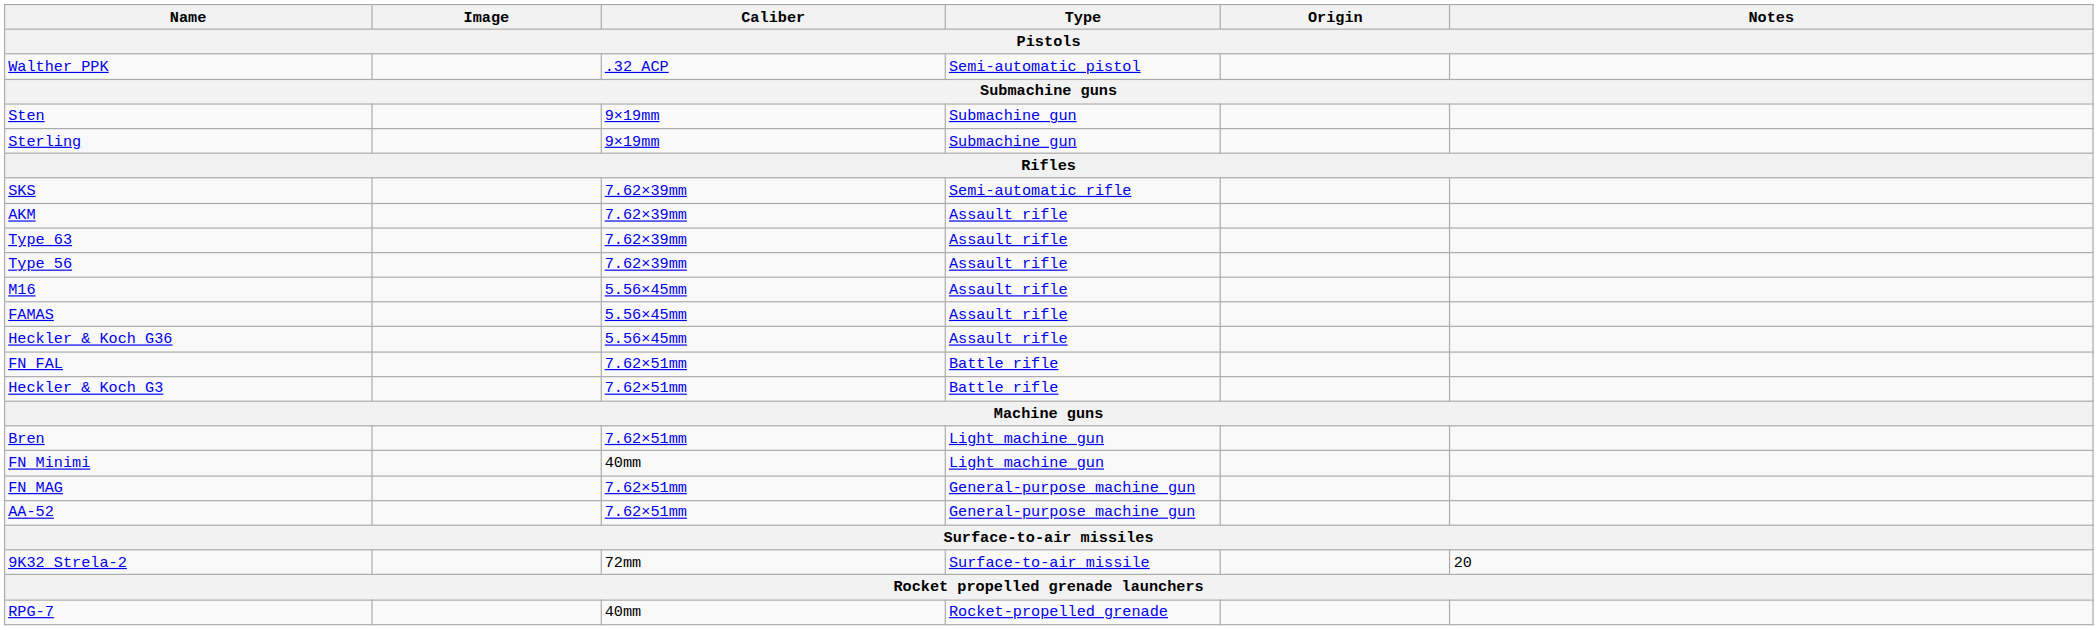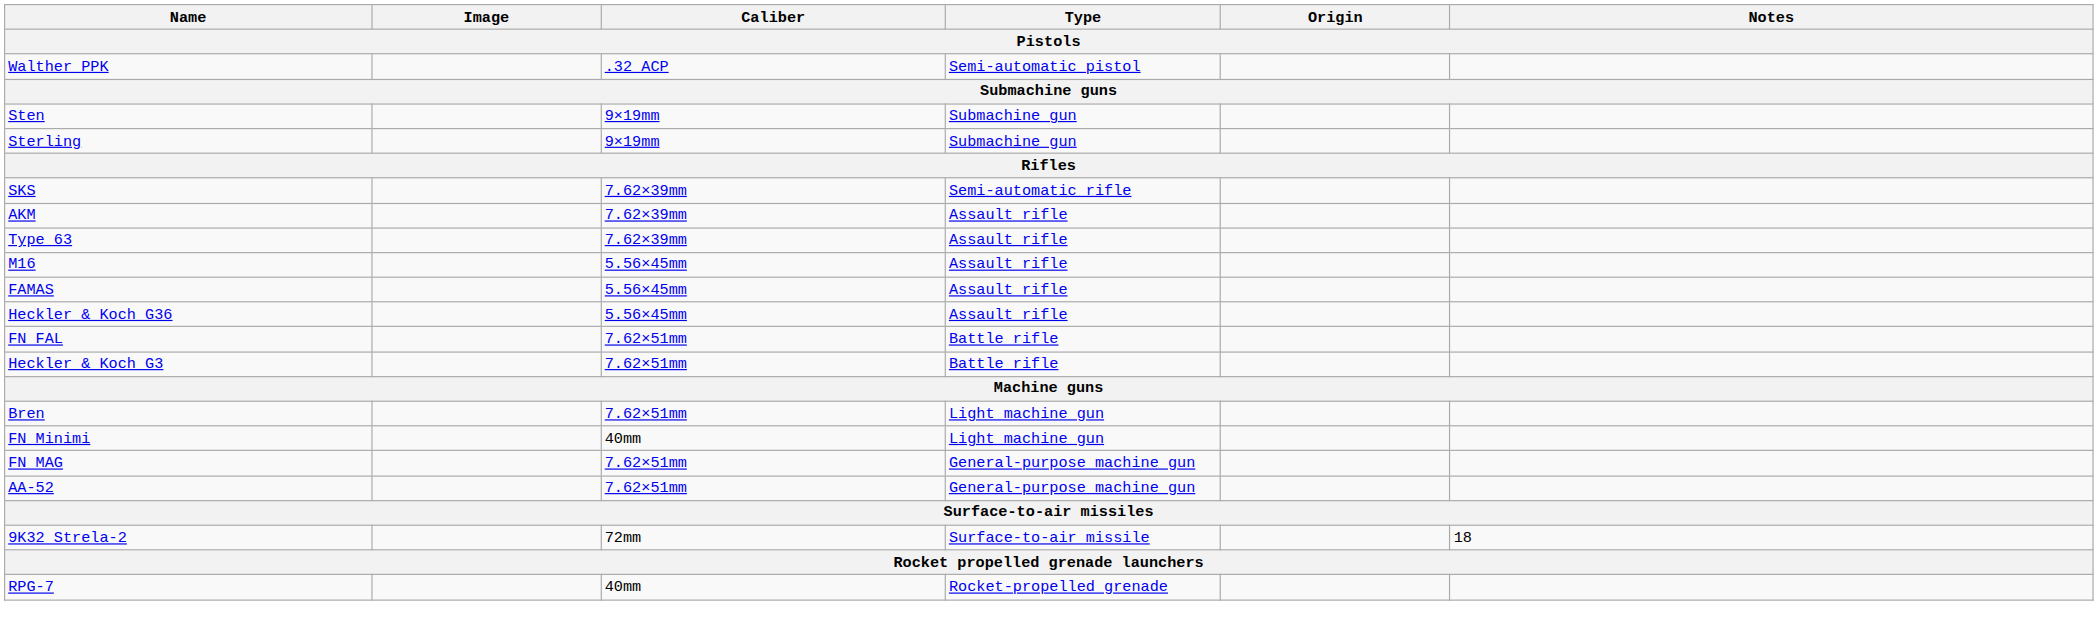- row: (40, 265)
(1463, 562) 20 -> (1463, 538) 18
